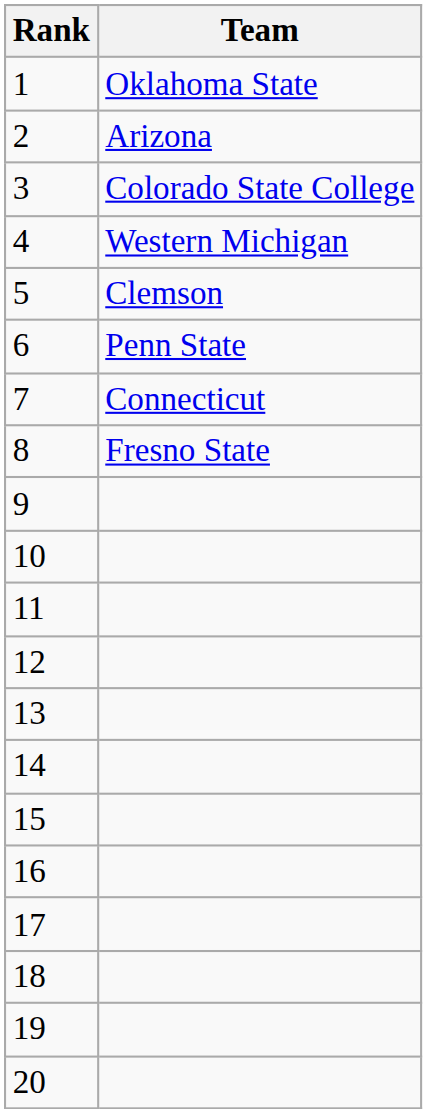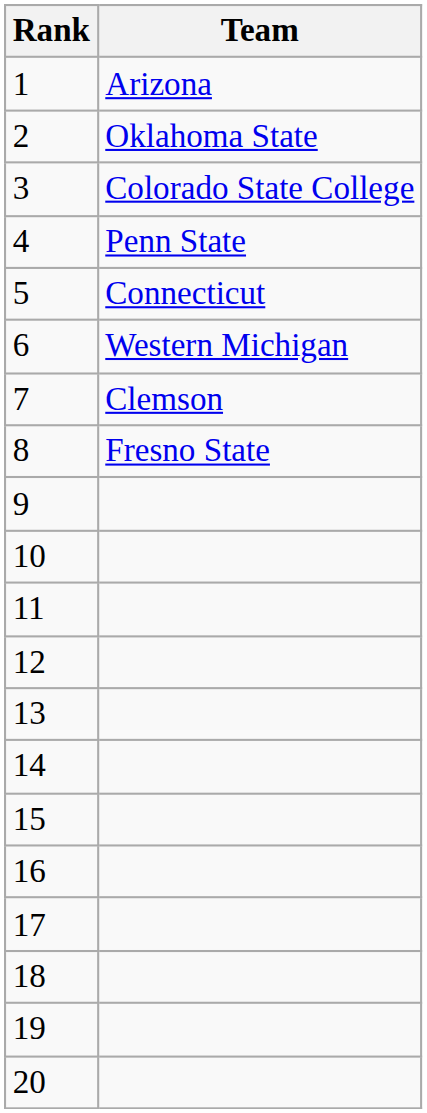(212, 83) Oklahoma State -> (159, 83) Arizona
(159, 135) Arizona -> (212, 135) Oklahoma State
(227, 240) Western Michigan -> (176, 240) Penn State
(164, 293) Clemson -> (185, 293) Connecticut
(176, 345) Penn State -> (227, 345) Western Michigan
(185, 398) Connecticut -> (164, 398) Clemson
